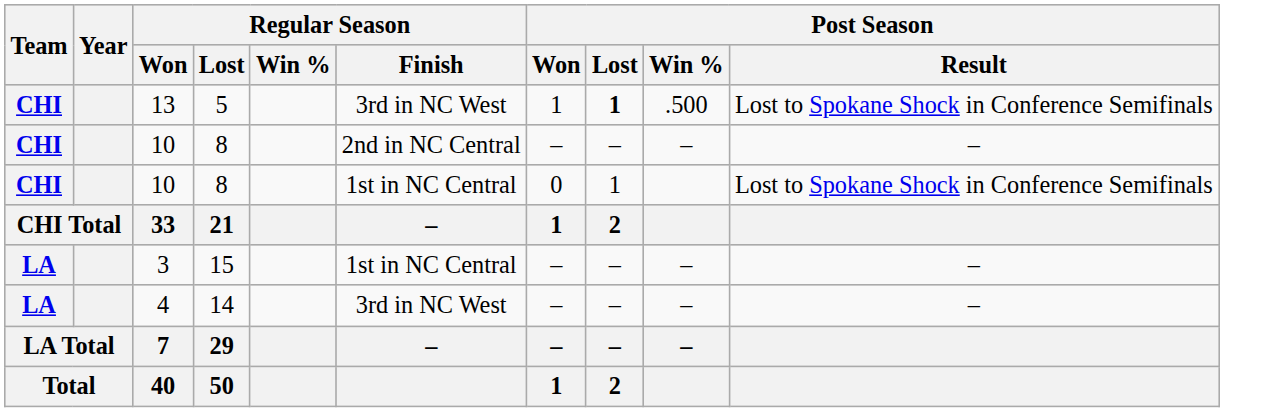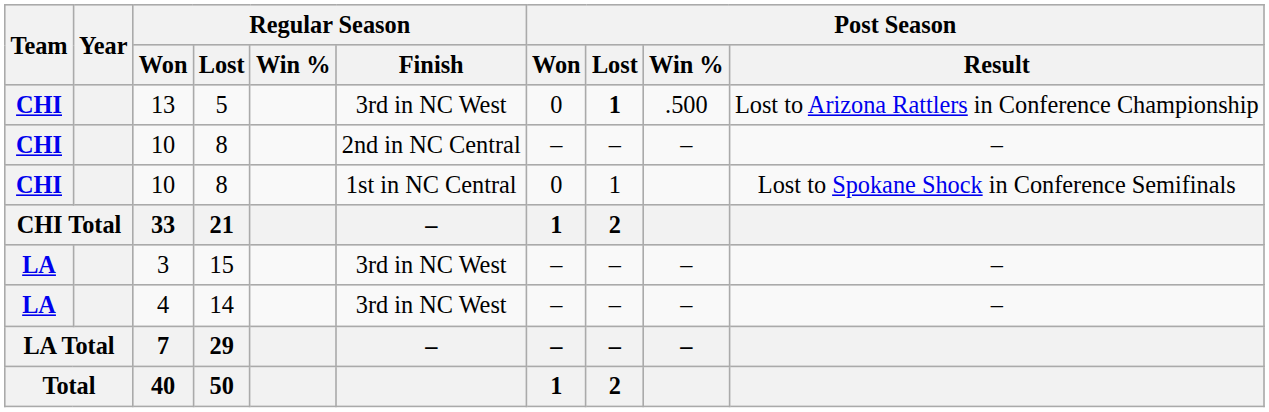(556, 104) 1 -> (556, 104) 0
(974, 104) Lost to Spokane Shock in Conference Semifinals -> (997, 104) Lost to Arizona Rattlers in Conference Championship
(431, 265) 1st in NC Central -> (431, 265) 3rd in NC West
